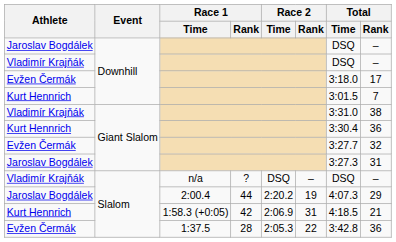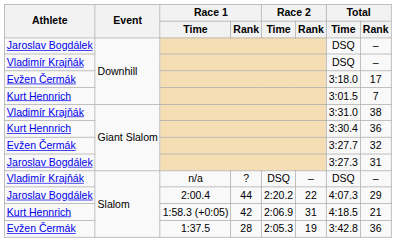(311, 196) 19 -> (311, 196) 22
(311, 229) 22 -> (311, 229) 19
